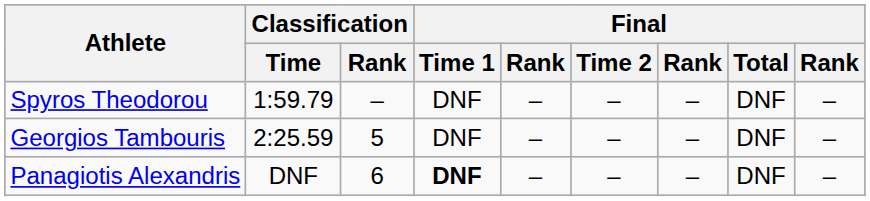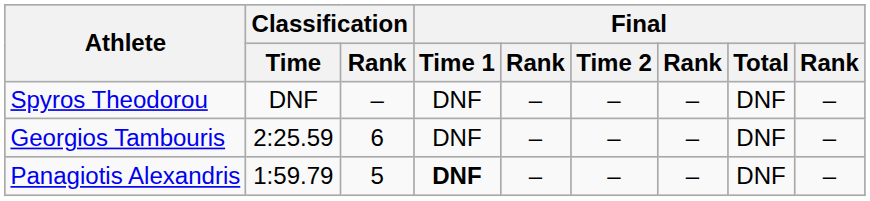(293, 100) 1:59.79 -> (293, 100) DNF
(377, 138) 5 -> (377, 138) 6
(293, 176) DNF -> (293, 176) 1:59.79
(377, 176) 6 -> (377, 176) 5
